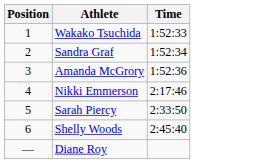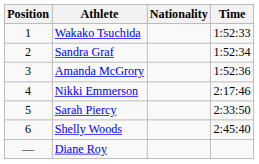+ column: (179, 14)
